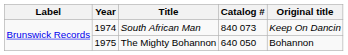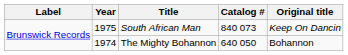(105, 27) 1974 -> (105, 27) 1975
(105, 43) 1975 -> (105, 43) 1974
